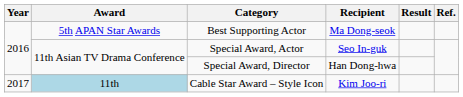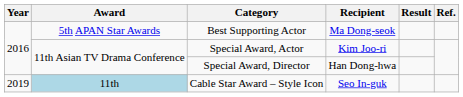(362, 48) Seo In-guk -> (362, 48) Kim Joo-ri
(18, 83) 2017 -> (18, 83) 2019
(362, 83) Kim Joo-ri -> (362, 83) Seo In-guk
